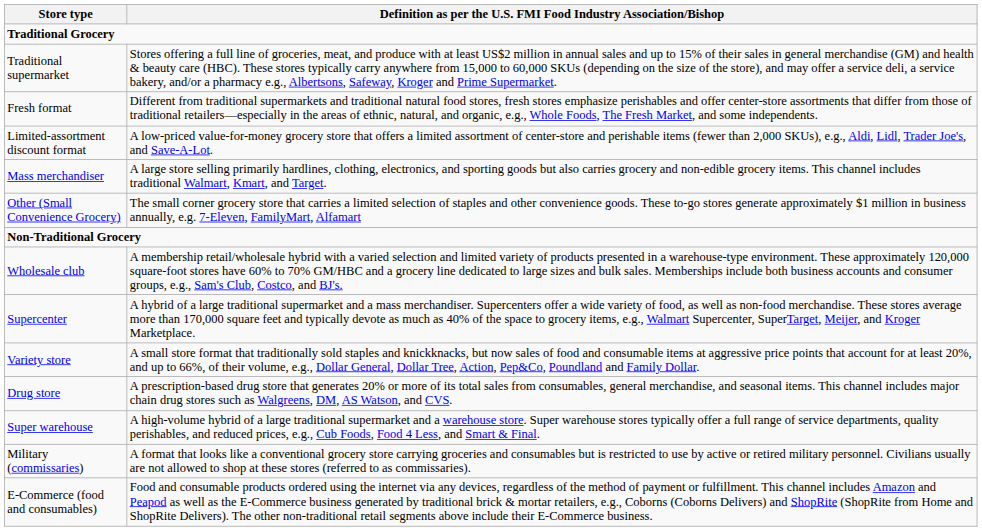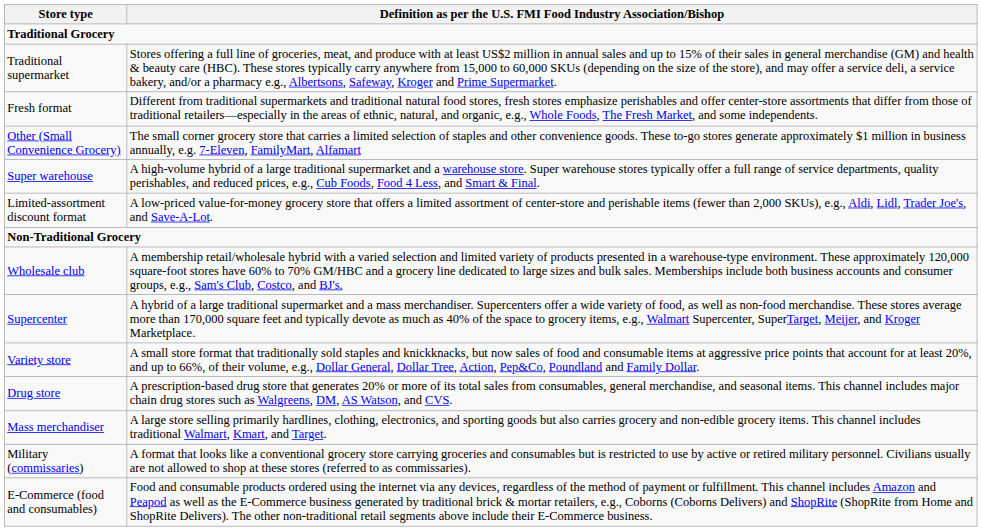rows swapped: (56, 142) <-> (64, 210)
rows swapped: (50, 427) <-> (56, 176)
